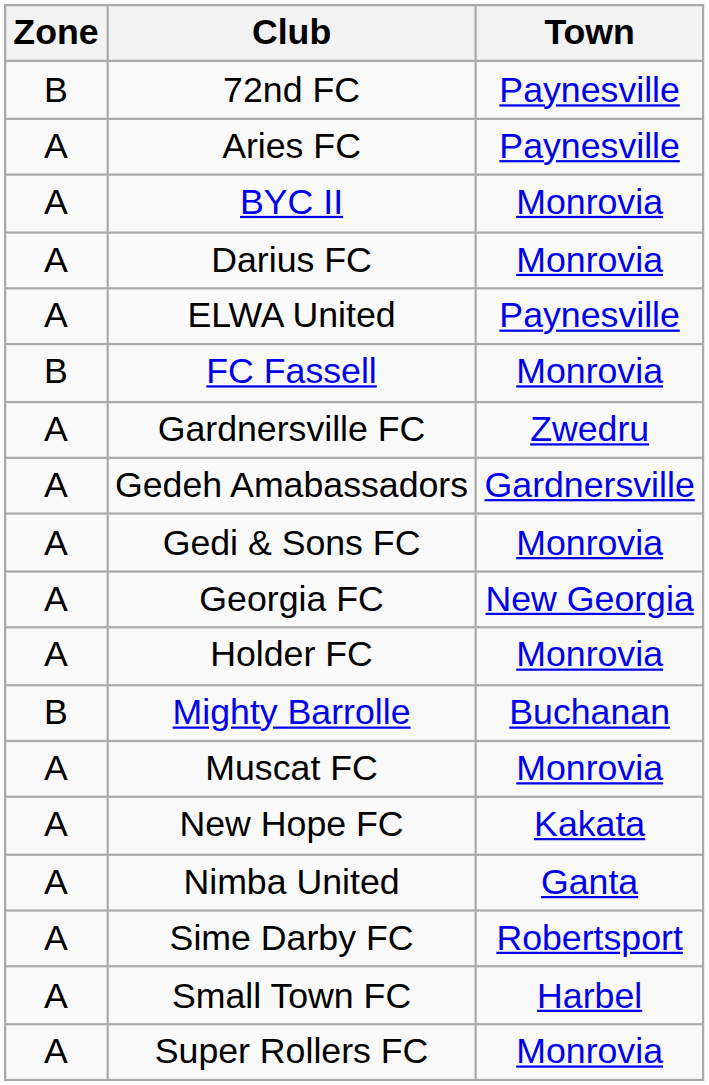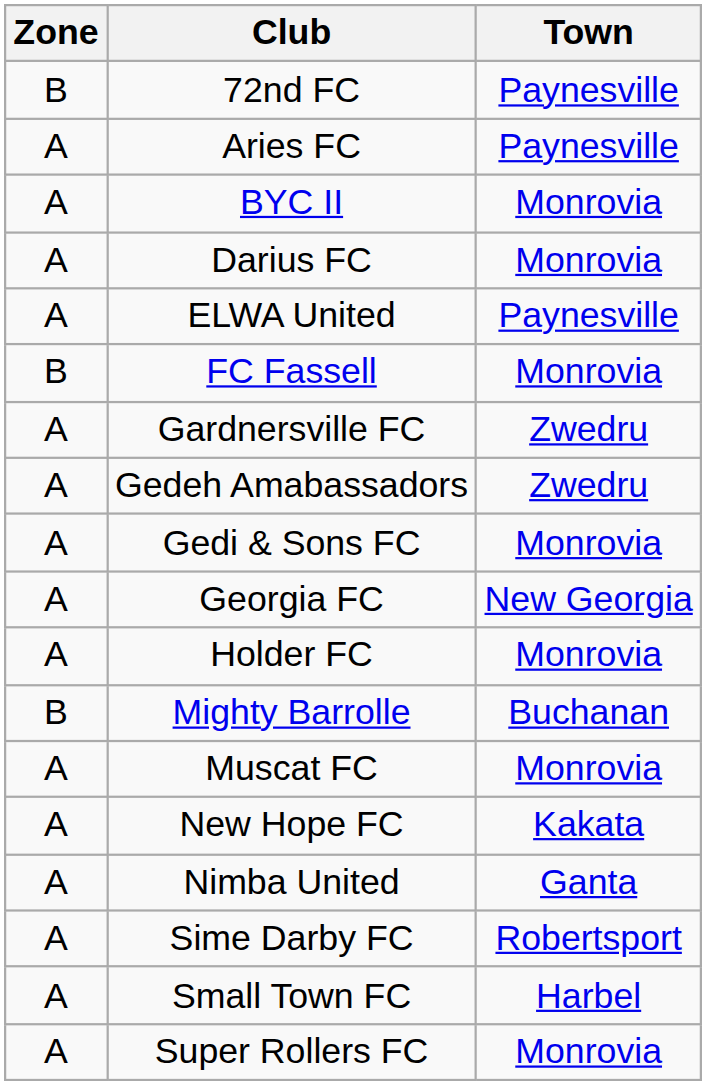(590, 485) Gardnersville -> (589, 485) Zwedru
